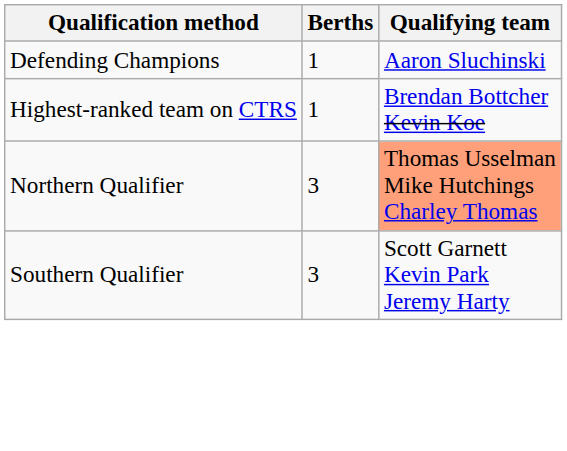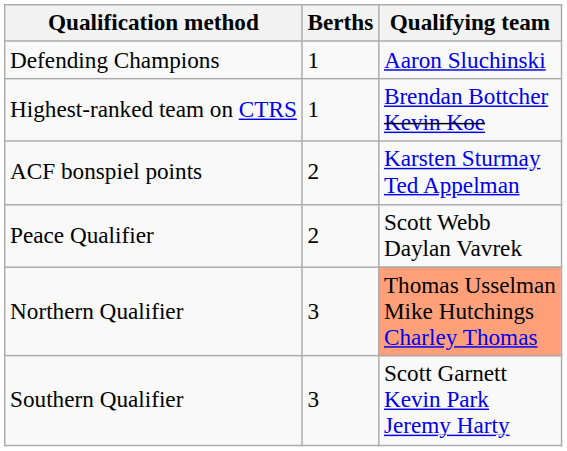+ row: (106, 172)
+ row: (82, 235)
